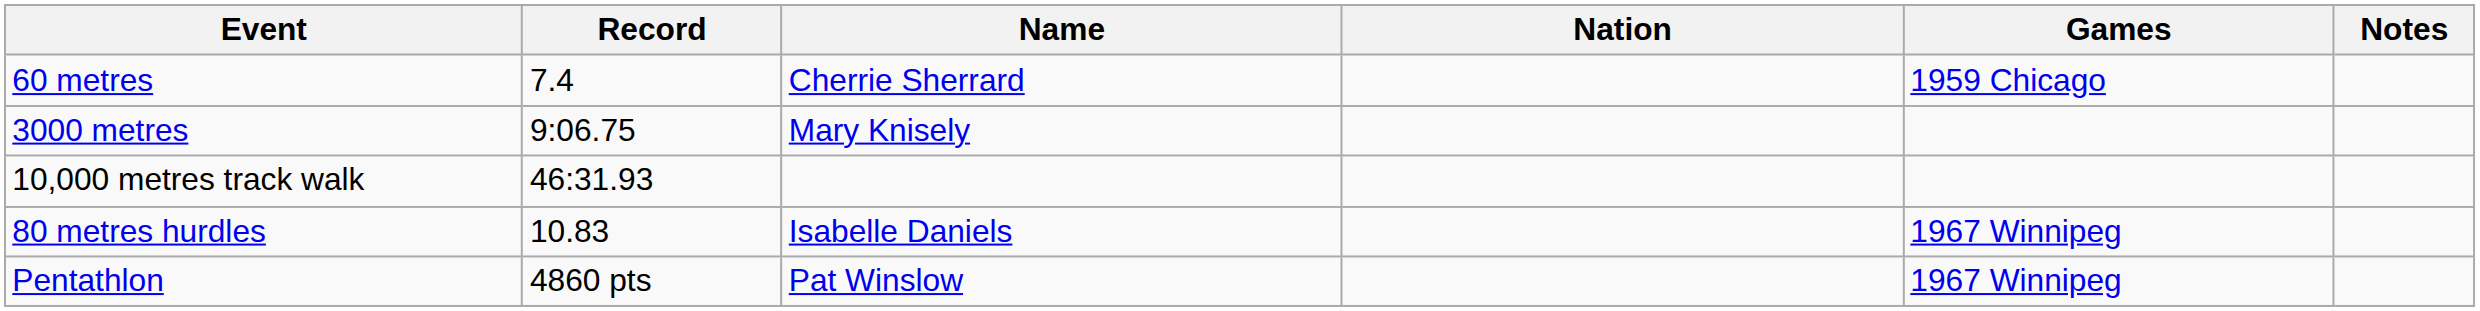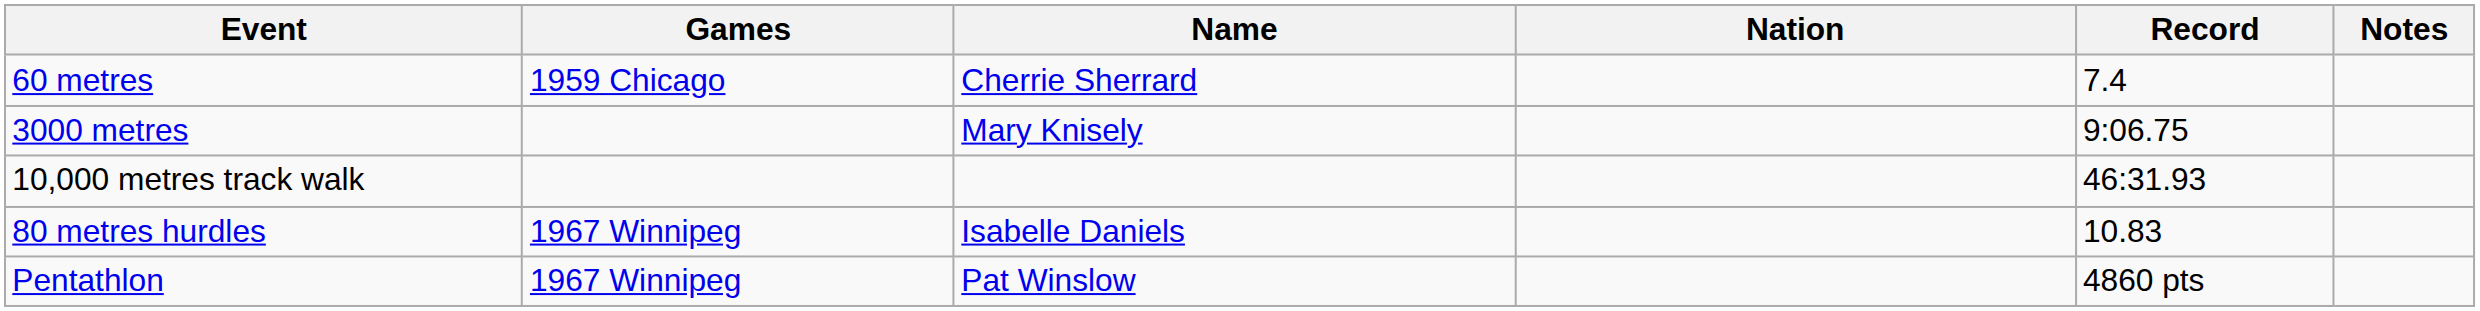columns swapped: (652, 29) <-> (2119, 29)
